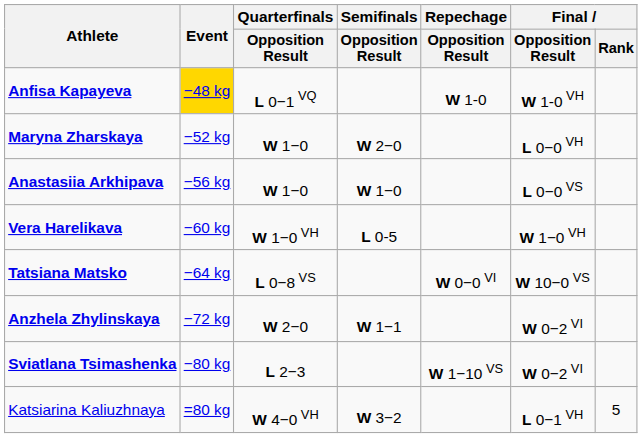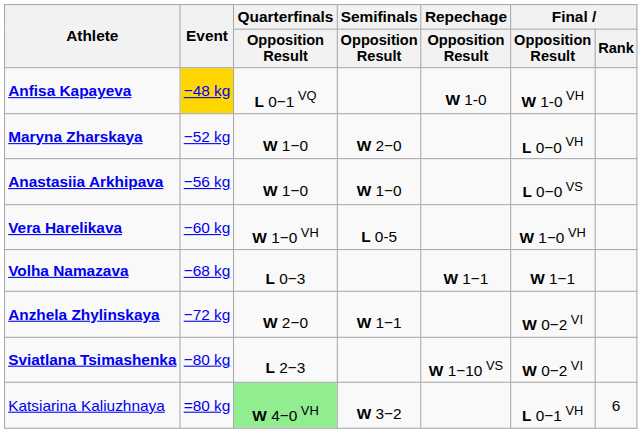- row: (67, 273)
+ row: (68, 271)
(285, 418) no background -> (285, 414) lightgreen background
(616, 410) 5 -> (616, 406) 6
